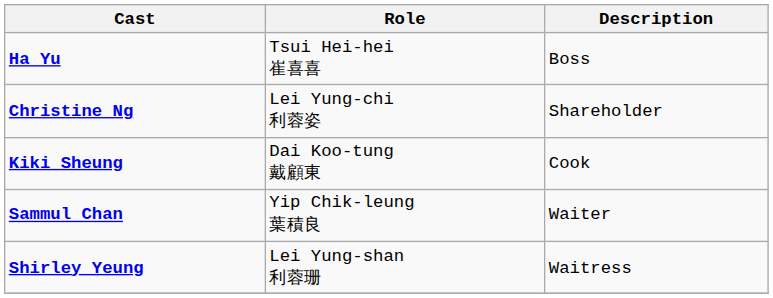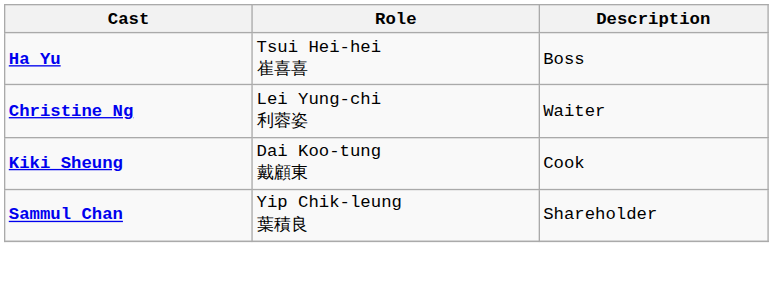(606, 111) Shareholder -> (574, 111) Waiter
(580, 215) Waiter -> (600, 215) Shareholder
- row: (76, 267)
